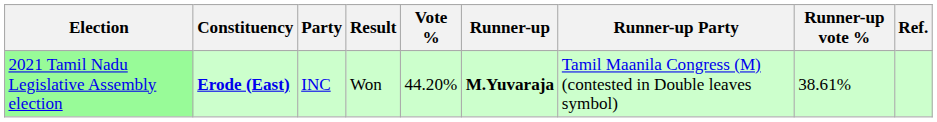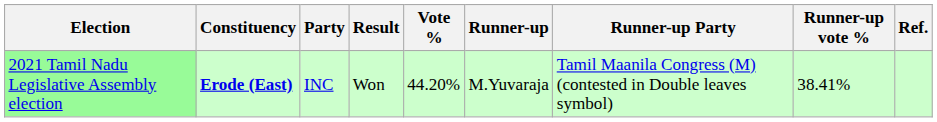(510, 83) bold -> (509, 83) normal
(825, 83) 38.61% -> (824, 83) 38.41%
